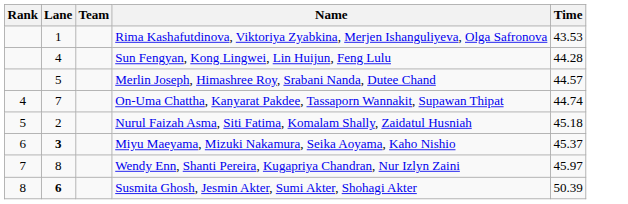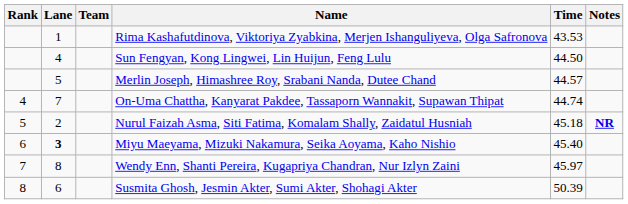+ column: (604, 15)
(568, 58) 44.28 -> (568, 58) 44.50
(568, 144) 45.37 -> (568, 144) 45.40
(58, 187) bold -> (58, 187) normal
